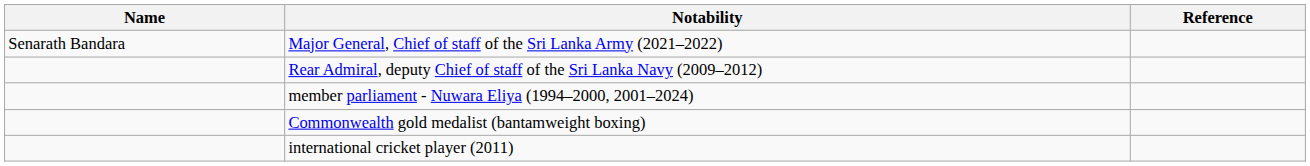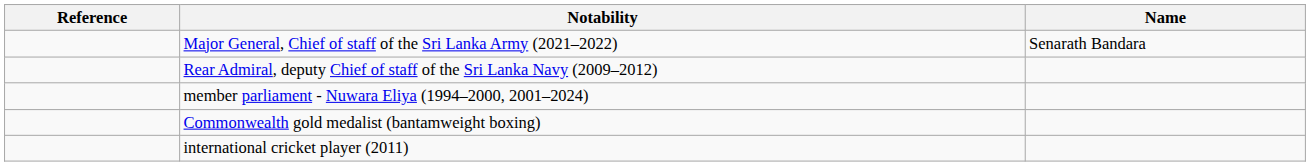columns swapped: (145, 17) <-> (1218, 17)
